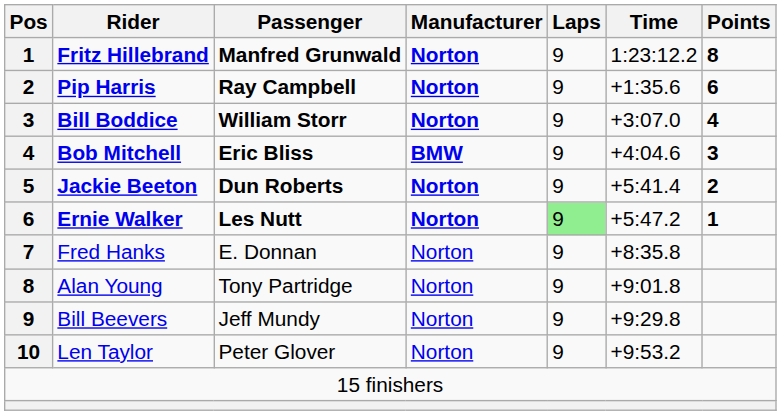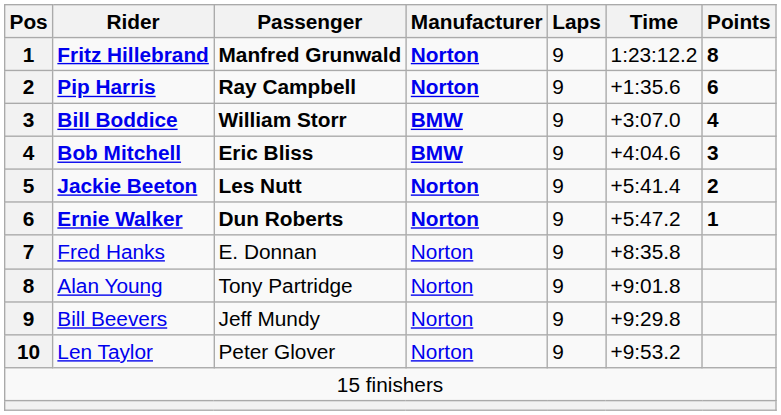(445, 120) Norton -> (437, 120) BMW
(281, 186) Dun Roberts -> (260, 186) Les Nutt
(260, 219) Les Nutt -> (281, 219) Dun Roberts
(558, 219) lightgreen background -> (558, 219) no background
